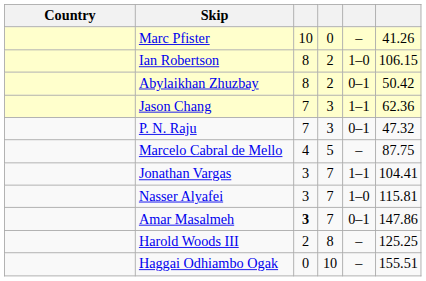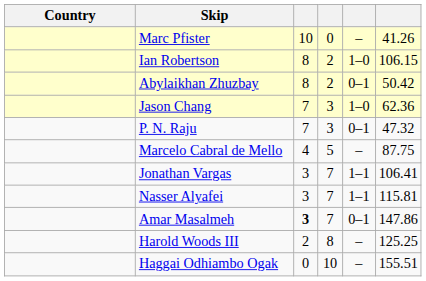(359, 106) 1–1 -> (359, 106) 1–0
(398, 173) 104.41 -> (398, 173) 106.41
(359, 196) 1–0 -> (359, 196) 1–1
